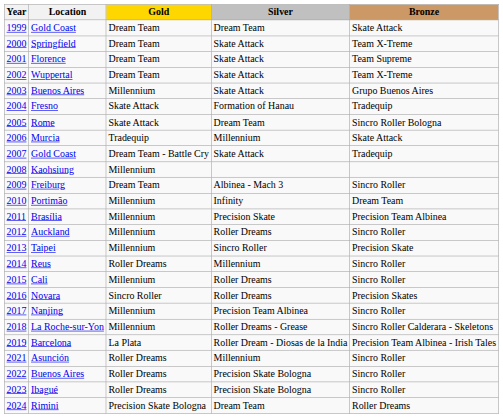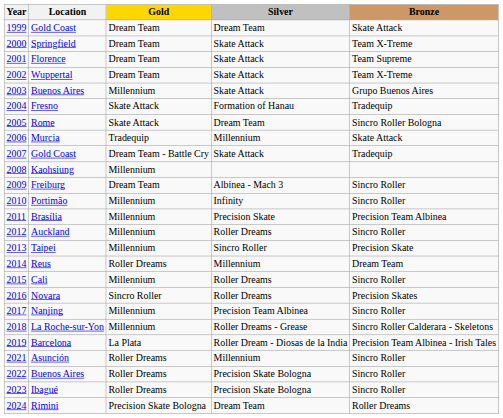(378, 201) Dream Team -> (379, 201) Sincro Roller
(379, 264) Sincro Roller -> (378, 264) Dream Team
